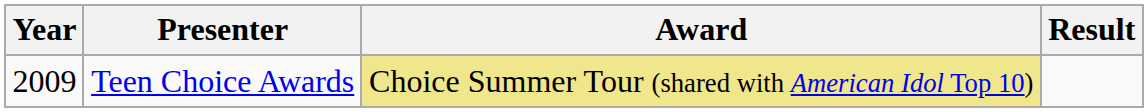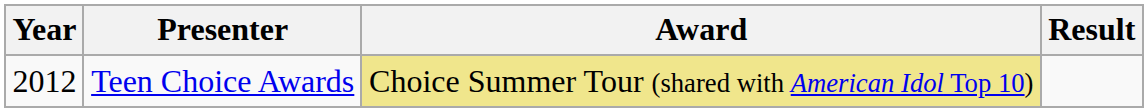(44, 80) 2009 -> (44, 80) 2012
